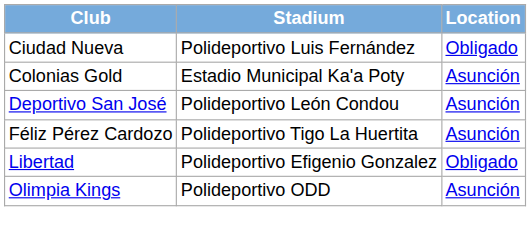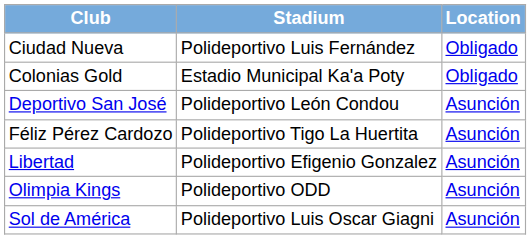(483, 76) Asunción -> (482, 76) Obligado
(482, 162) Obligado -> (483, 162) Asunción
+ row: (70, 219)
